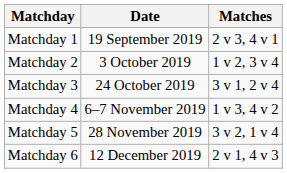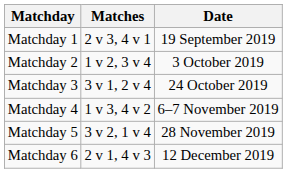columns swapped: (145, 16) <-> (245, 16)
